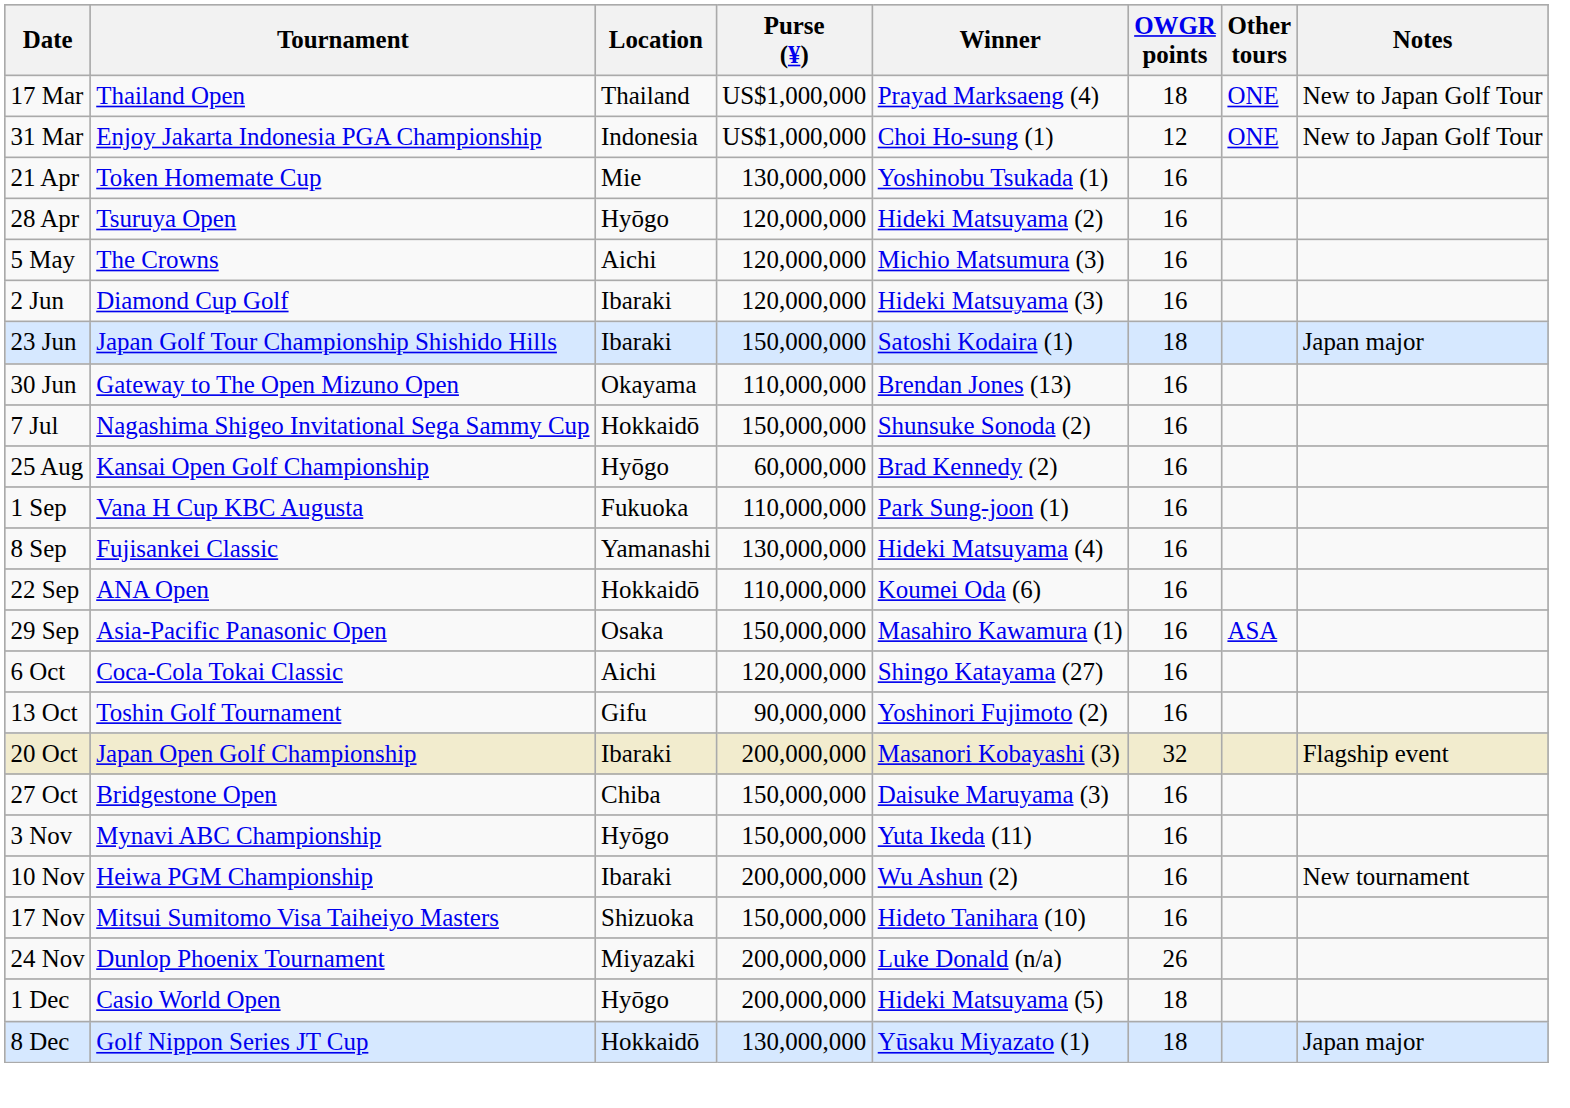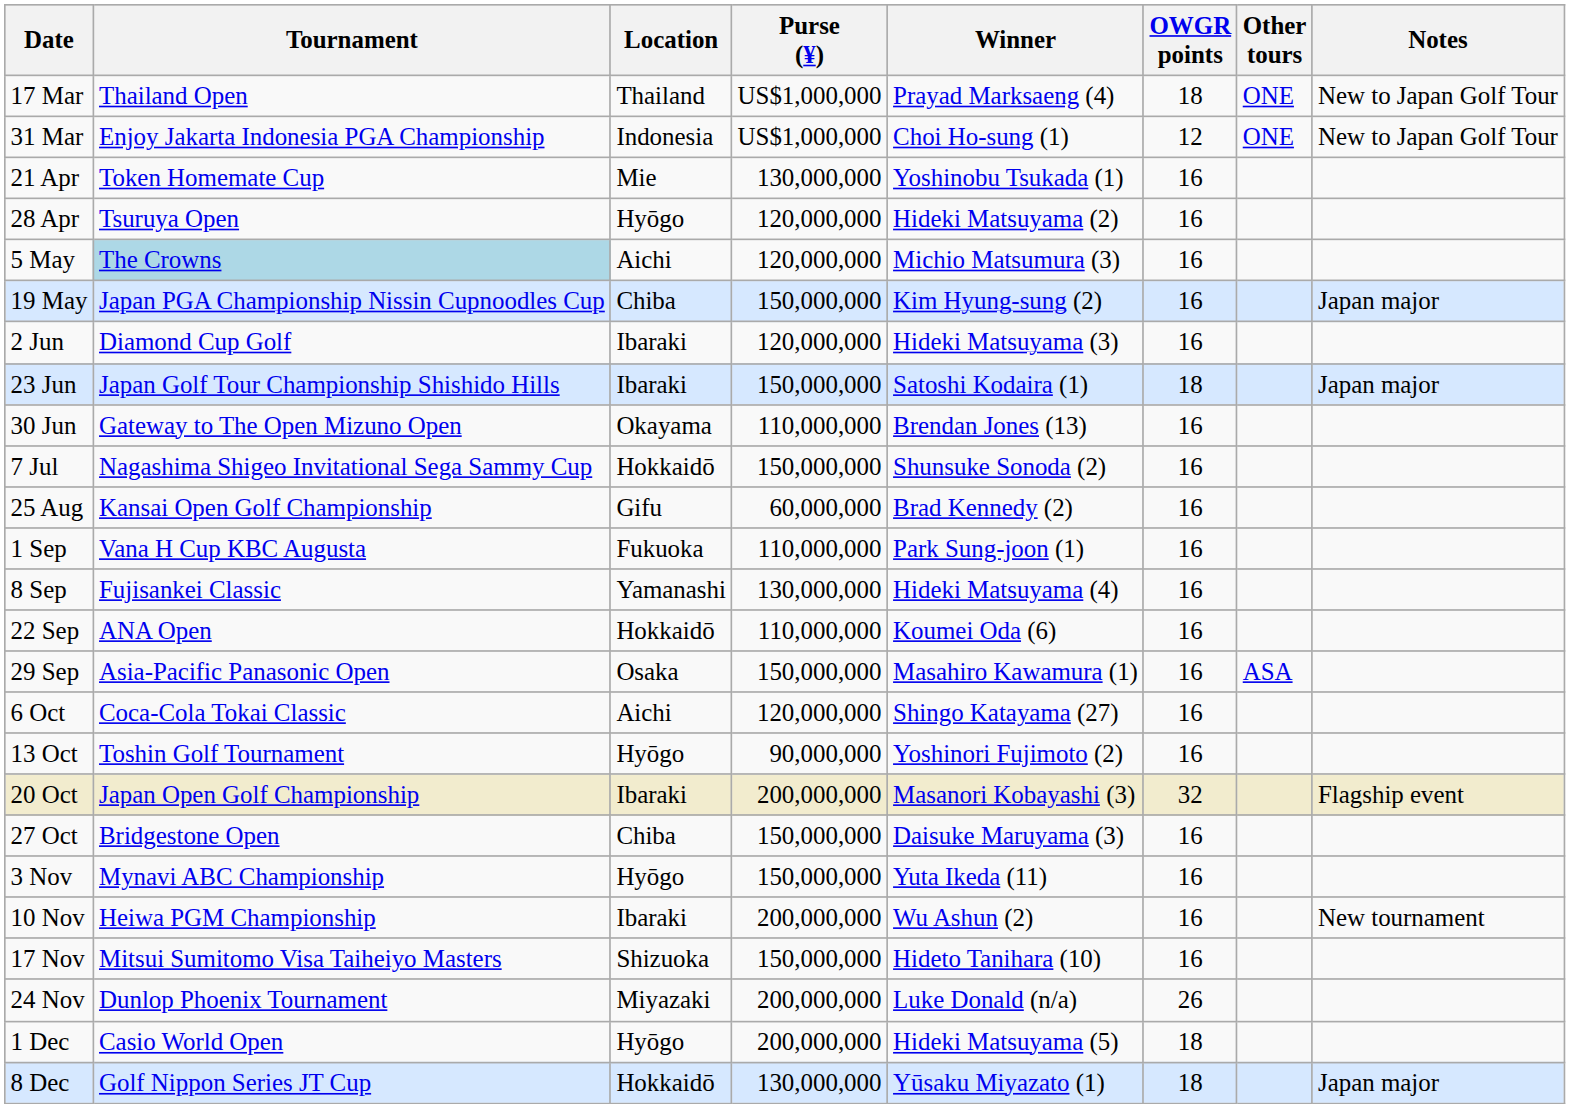(157, 260) no background -> (160, 260) lightblue background
+ row: (49, 301)
(635, 465) Hyōgo -> (639, 506) Gifu
(624, 712) Gifu -> (650, 753) Hyōgo
